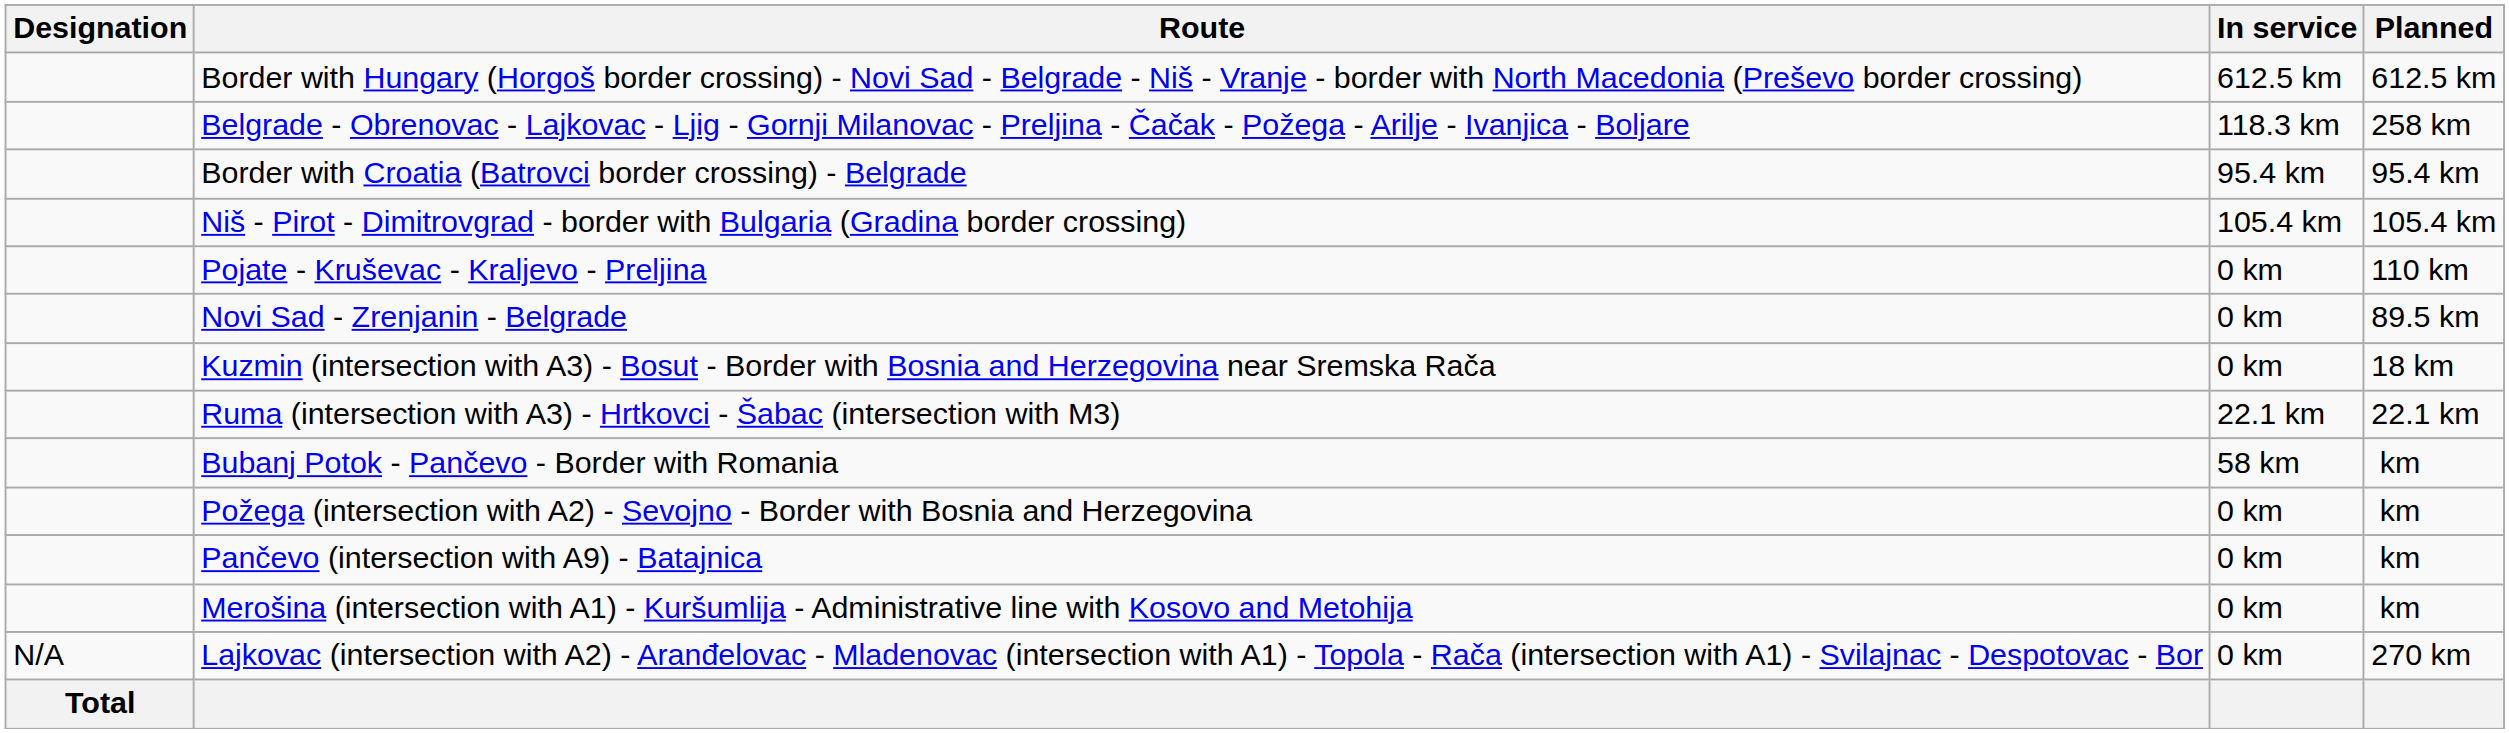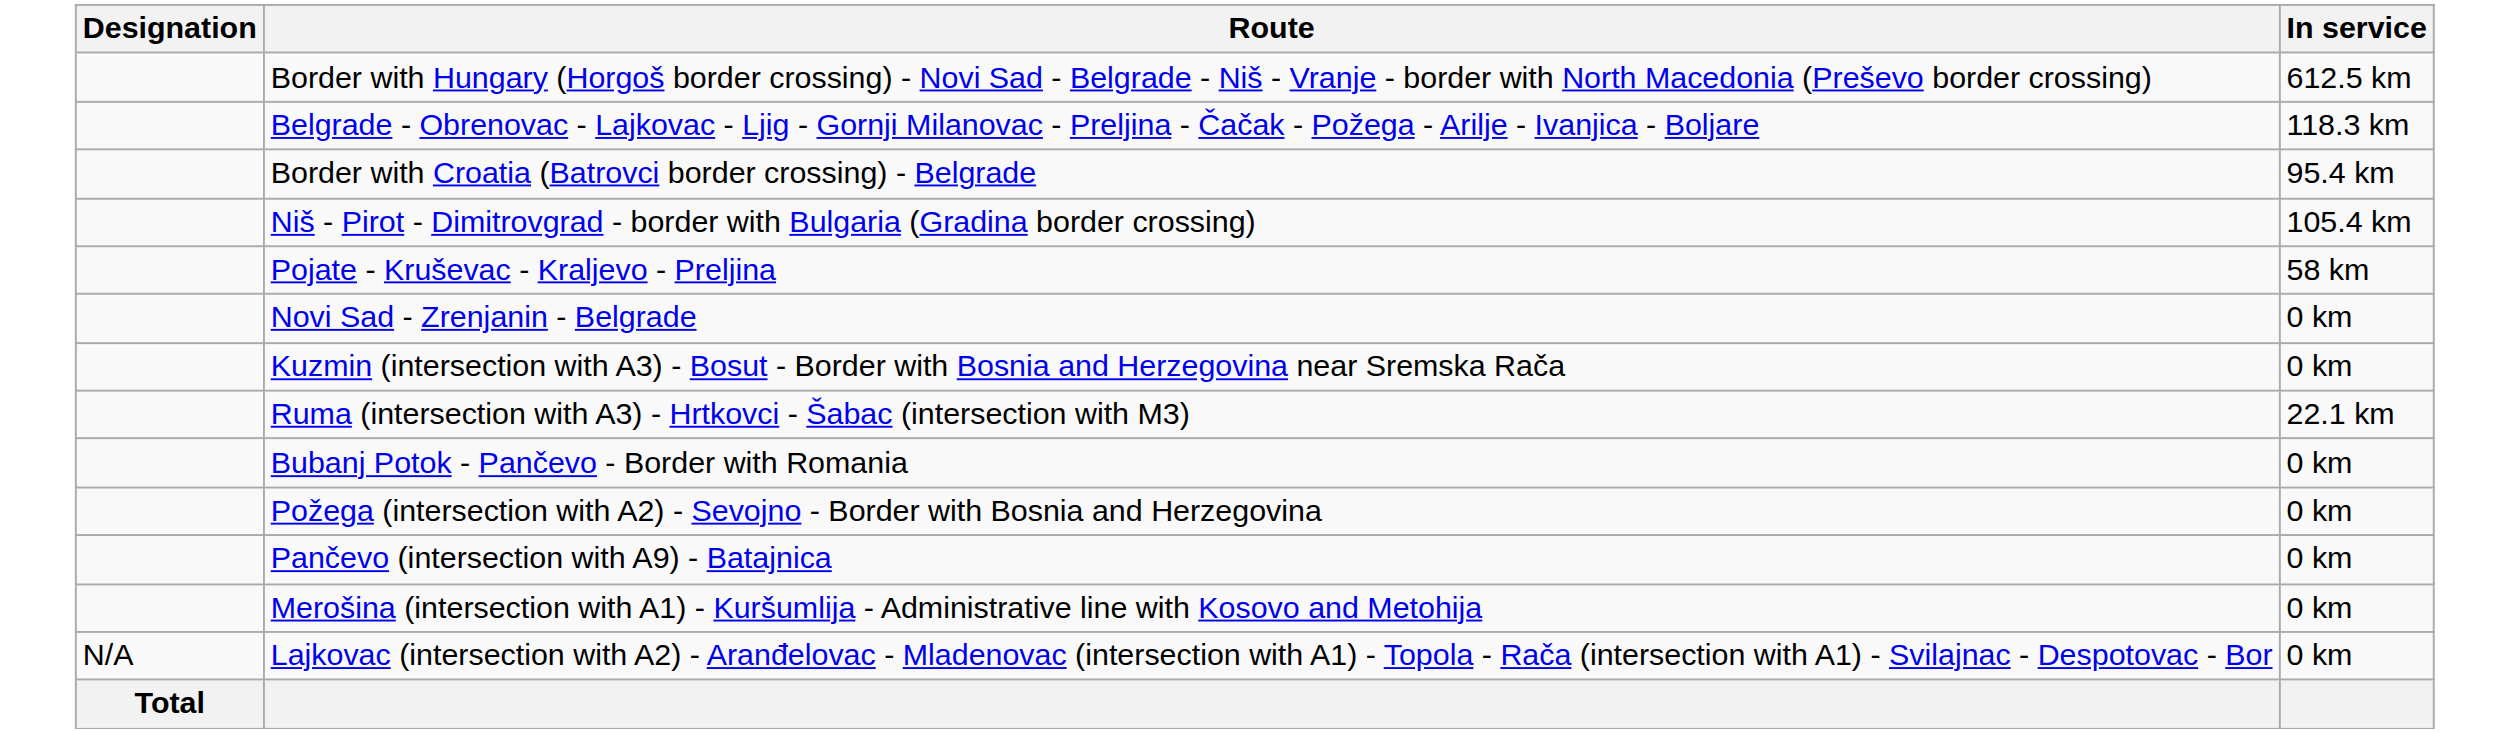- column: (2434, 28)
(2250, 269) 0 km -> (2328, 269) 58 km
(2258, 462) 58 km -> (2319, 462) 0 km
